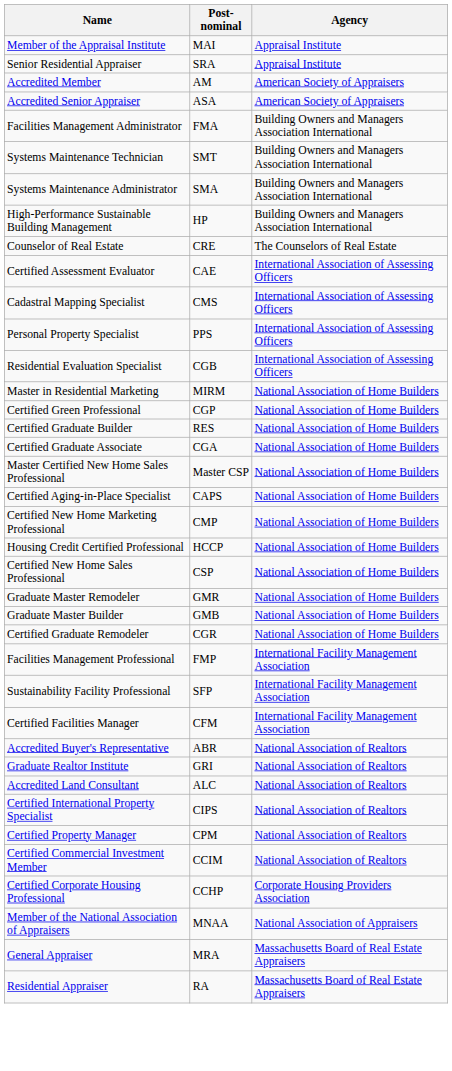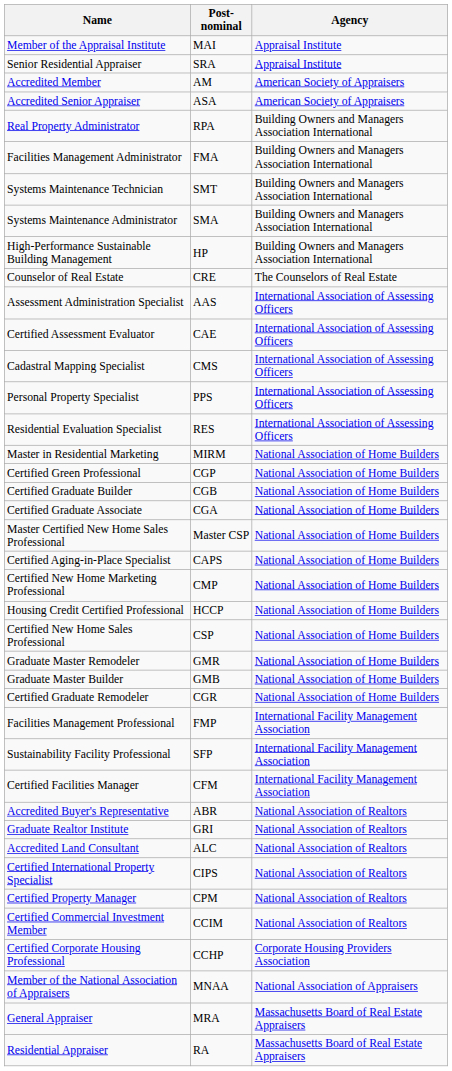+ row: (73, 126)
+ row: (95, 302)
(205, 366) CGB -> (204, 429) RES
(203, 428) RES -> (205, 491) CGB
